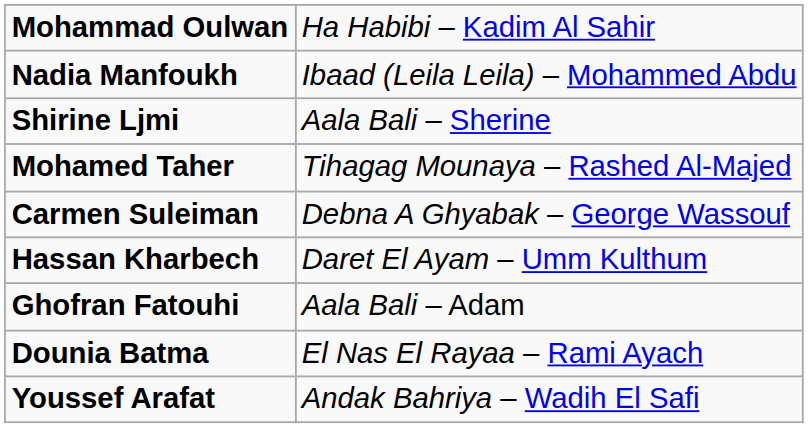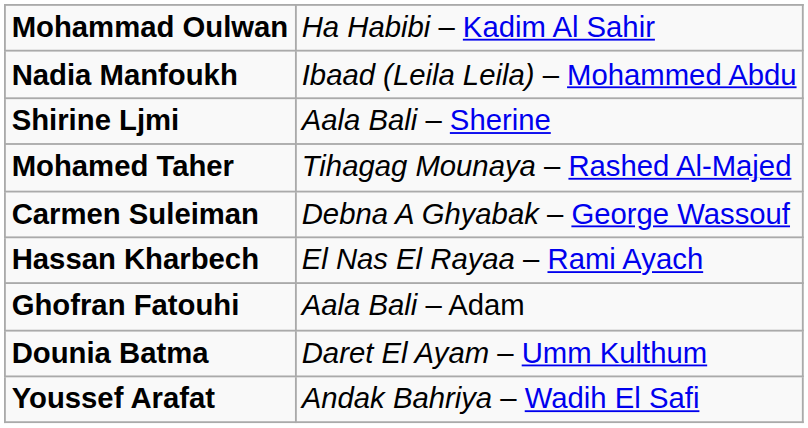(504, 259) Daret El Ayam – Umm Kulthum -> (502, 259) El Nas El Rayaa – Rami Ayach
(502, 352) El Nas El Rayaa – Rami Ayach -> (504, 352) Daret El Ayam – Umm Kulthum
